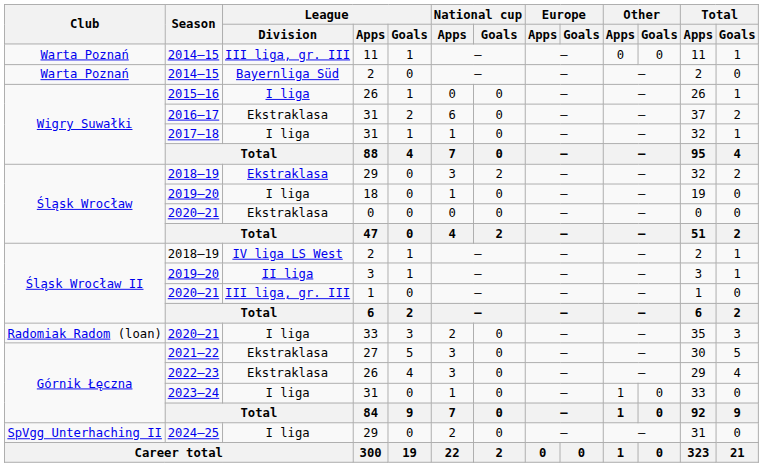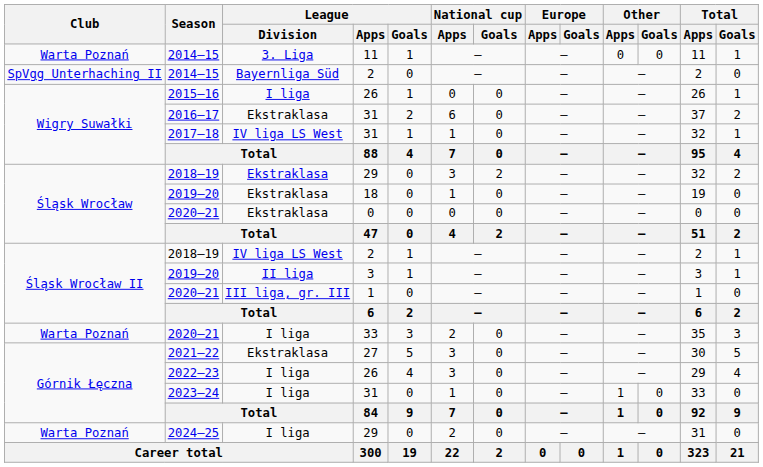(288, 54) III liga, gr. III -> (288, 54) 3. Liga
(85, 74) Warta Poznań -> (85, 74) SpVgg Unterhaching II
(288, 134) I liga -> (288, 134) IV liga LS West
(288, 194) I liga -> (288, 194) Ekstraklasa
(85, 333) Radomiak Radom (loan) -> (85, 333) Warta Poznań
(288, 373) Ekstraklasa -> (288, 373) I liga
(85, 433) SpVgg Unterhaching II -> (85, 433) Warta Poznań
